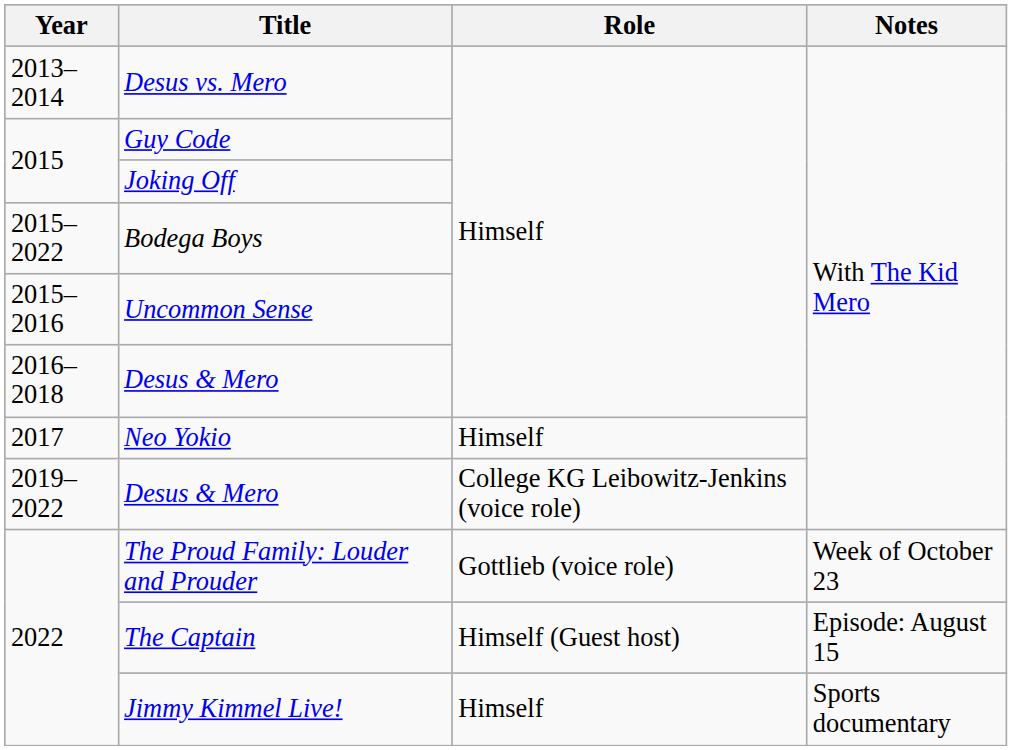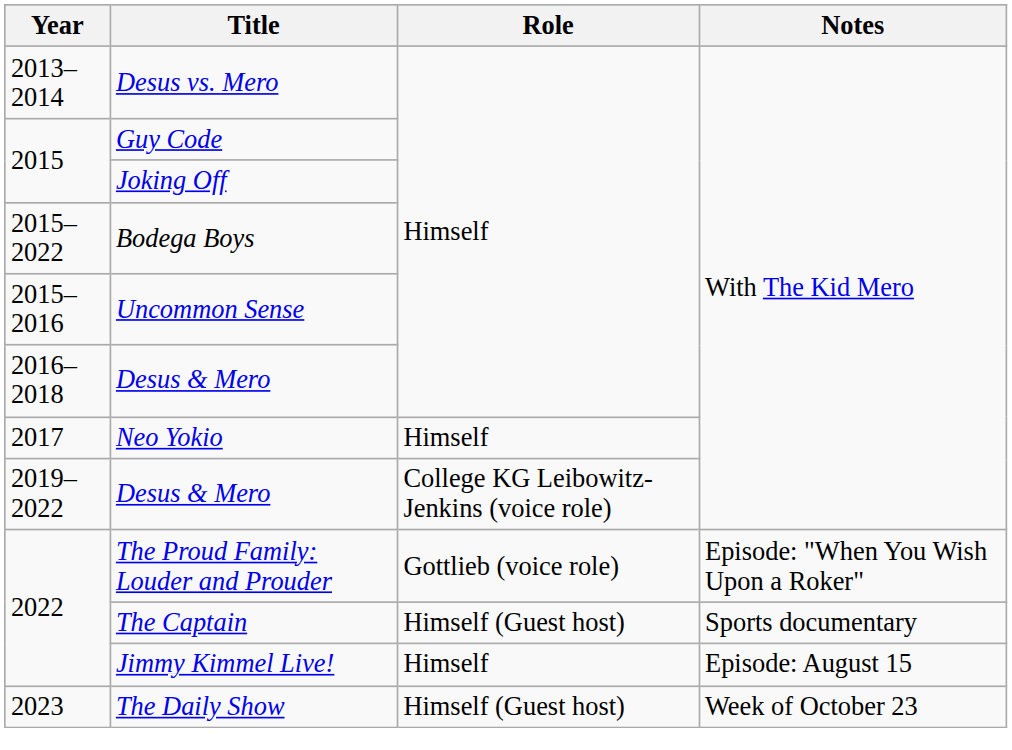(903, 565) Week of October 23 -> (846, 565) Episode: "When You Wish Upon a Roker"
(900, 637) Episode: August 15 -> (811, 622) Sports documentary
(882, 708) Sports documentary -> (808, 664) Episode: August 15
+ row: (37, 706)
